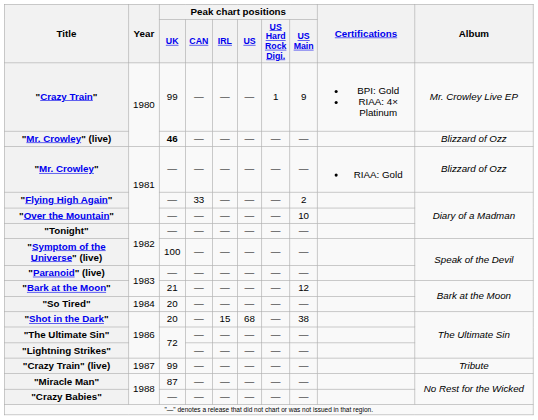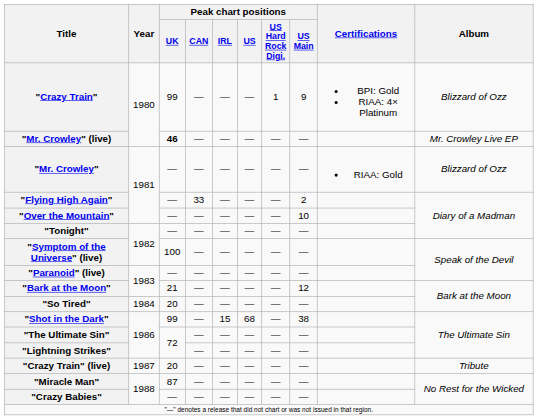(474, 97) Mr. Crowley Live EP -> (474, 97) Blizzard of Ozz
(474, 138) Blizzard of Ozz -> (474, 138) Mr. Crowley Live EP
(172, 319) 20 -> (172, 319) 99
(172, 366) 99 -> (172, 366) 20
